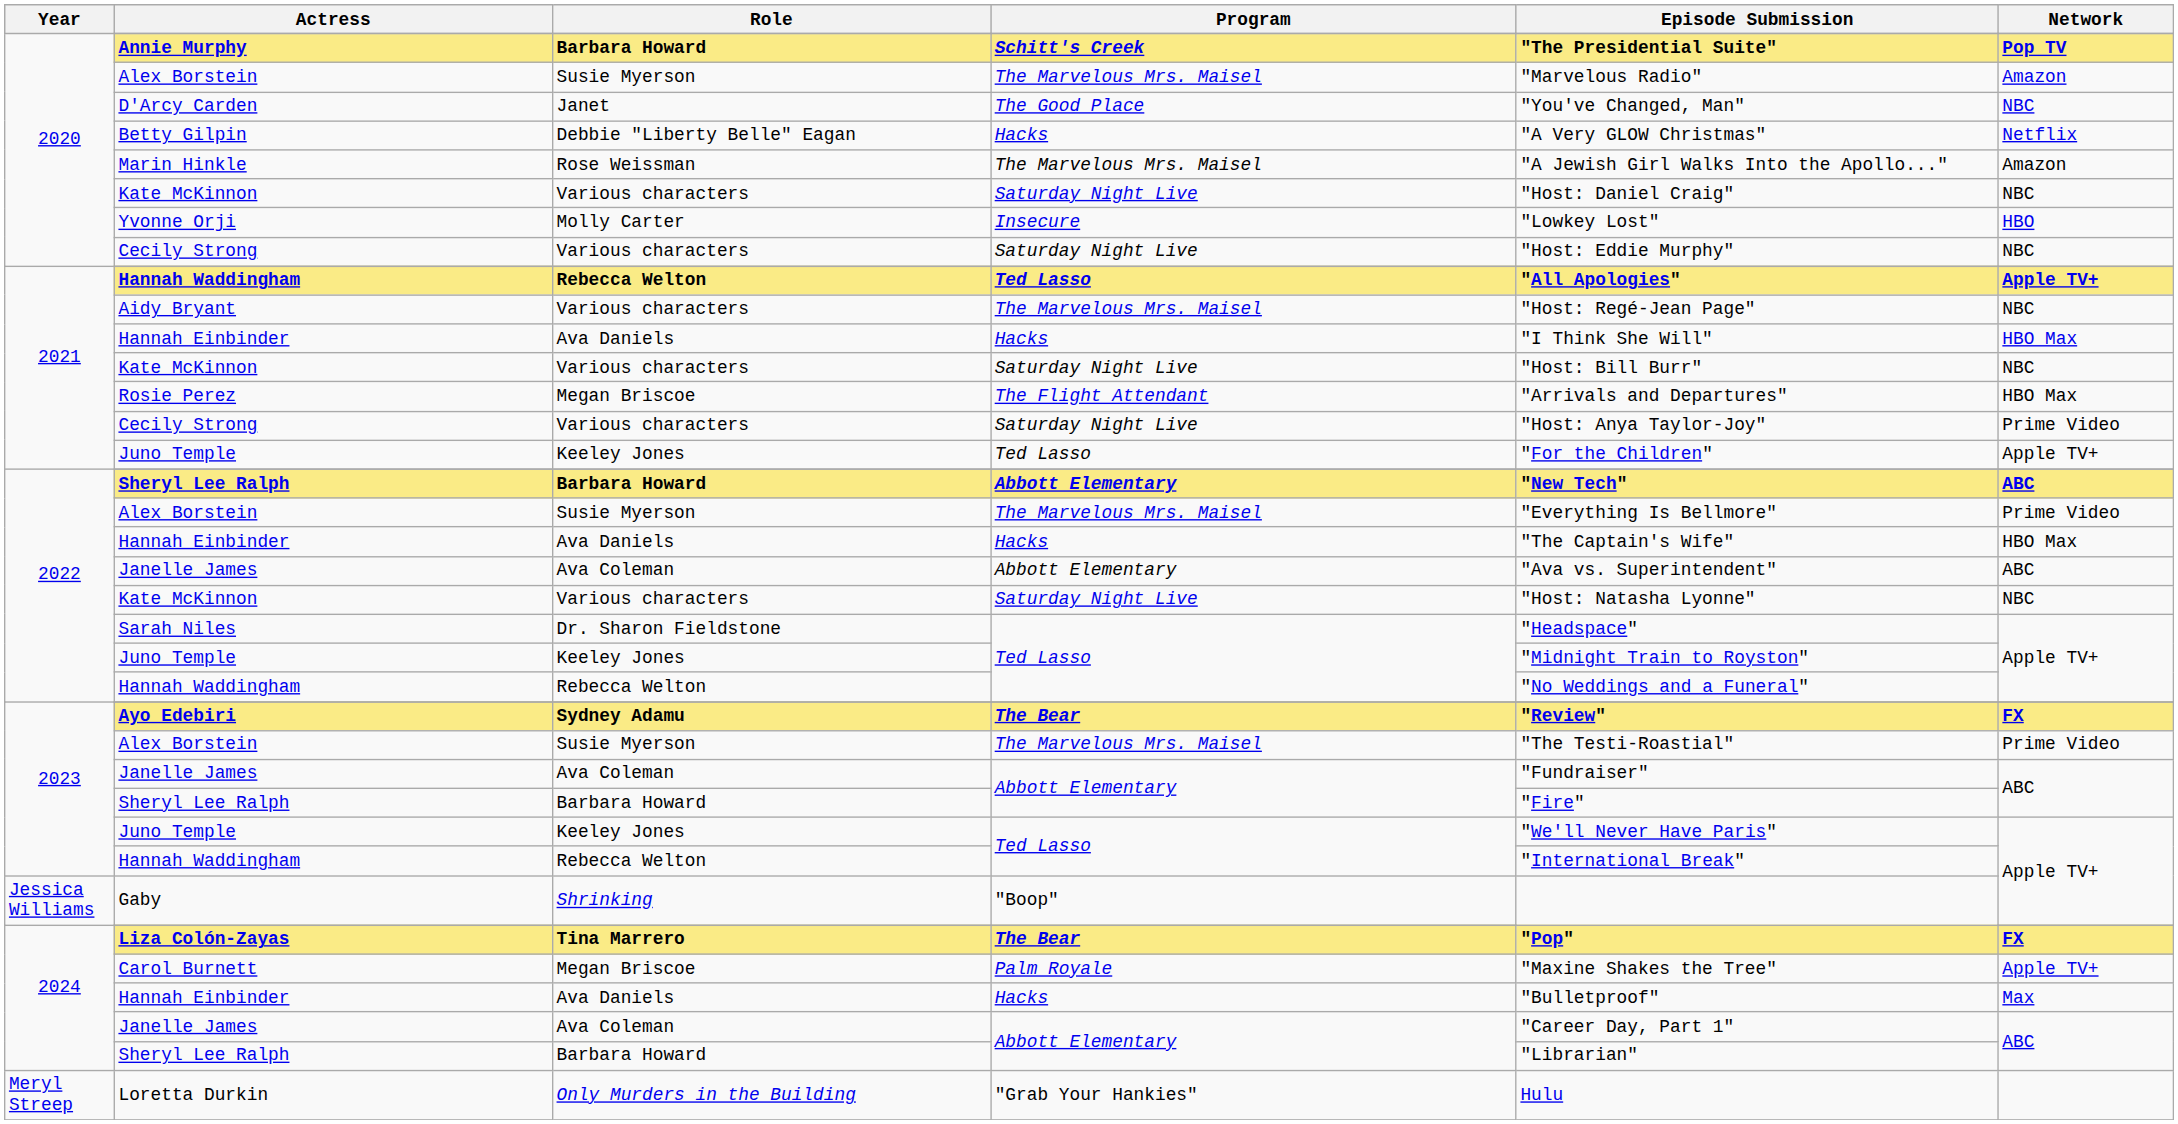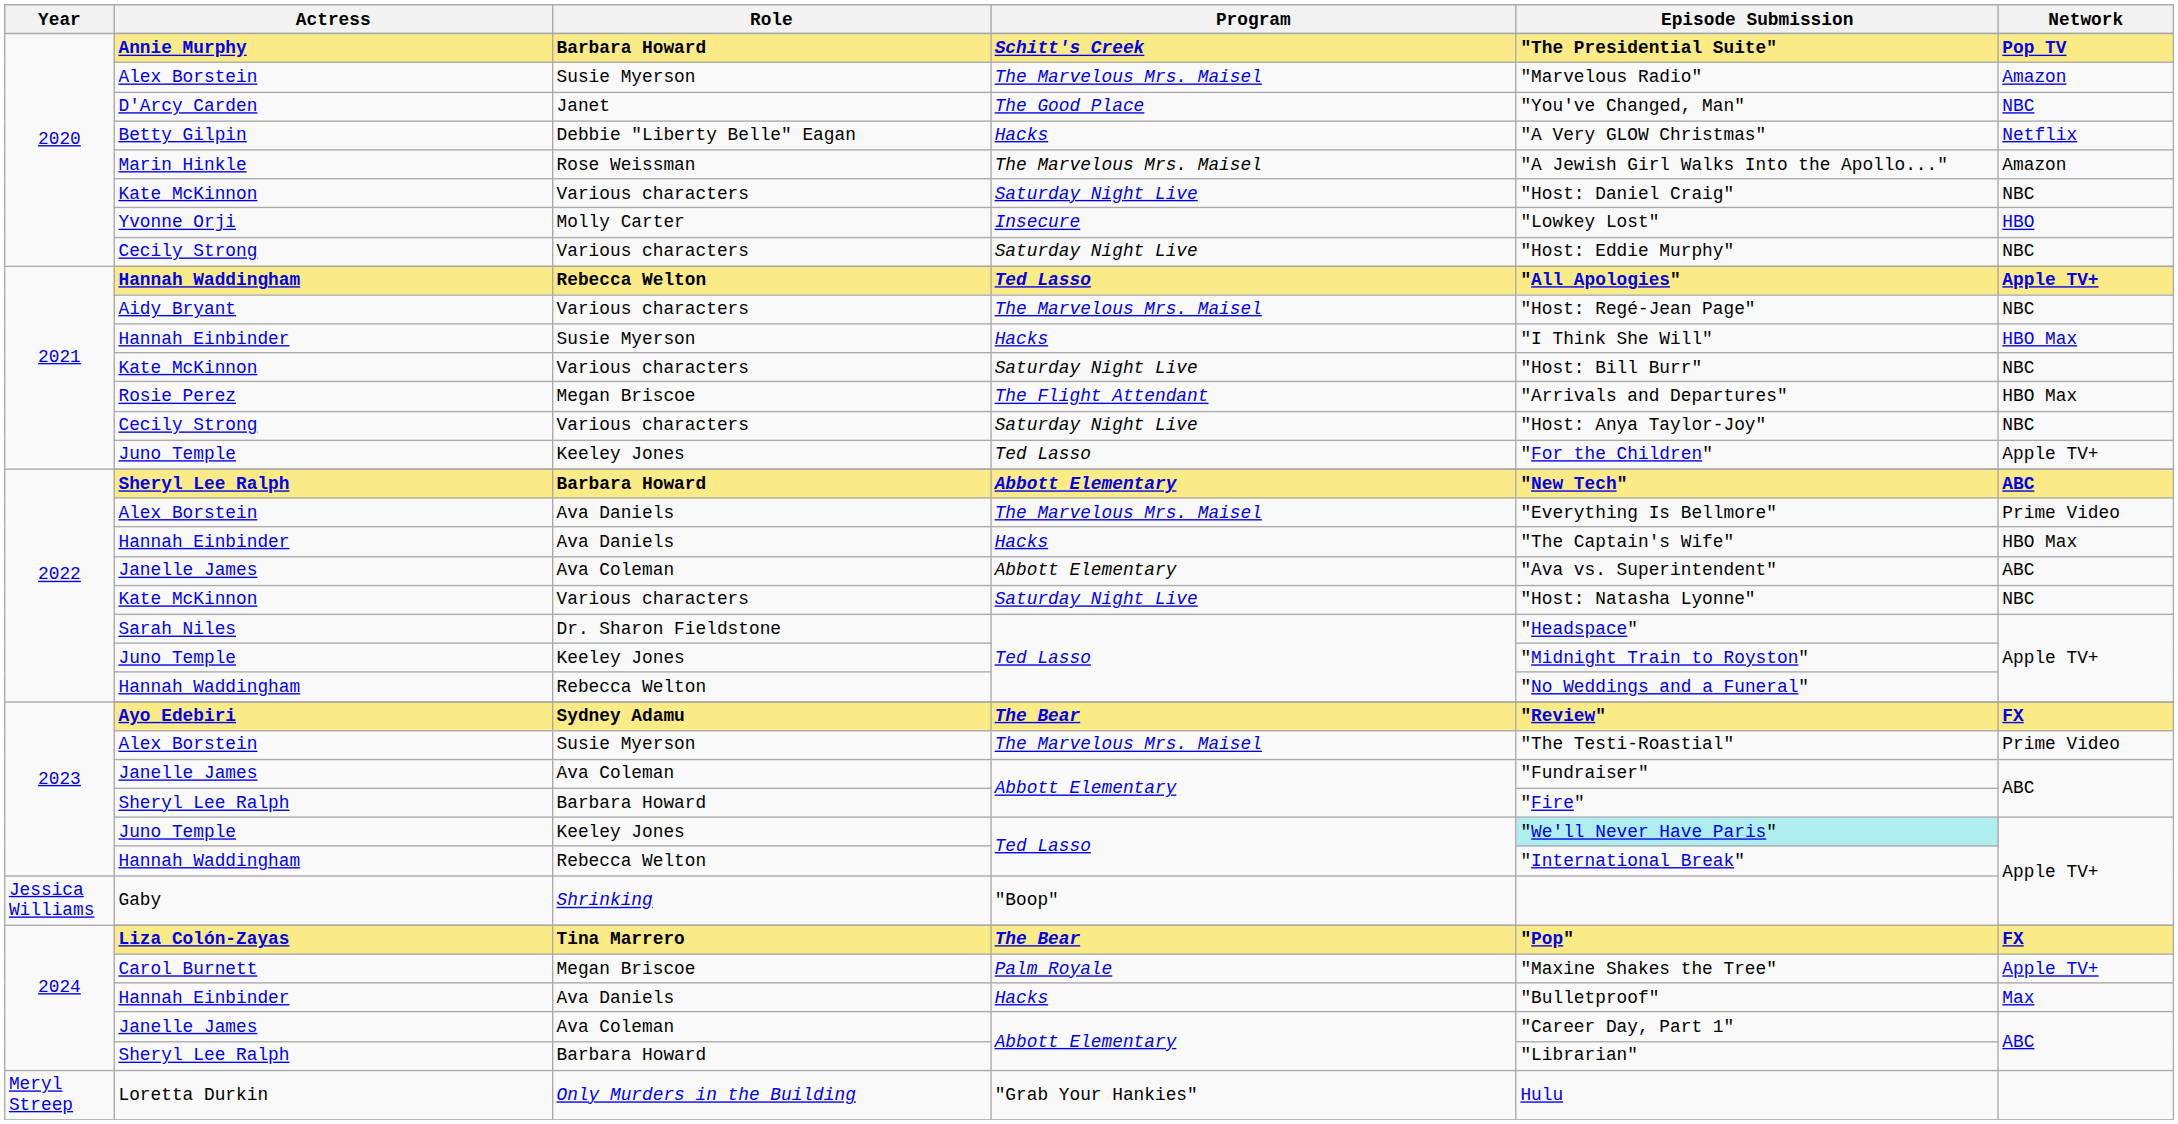(615, 338) Ava Daniels -> (626, 338) Susie Myerson
(2061, 426) Prime Video -> (2018, 426) NBC
(626, 513) Susie Myerson -> (615, 513) Ava Daniels
(1649, 832) no background -> (1649, 832) paleturquoise background
